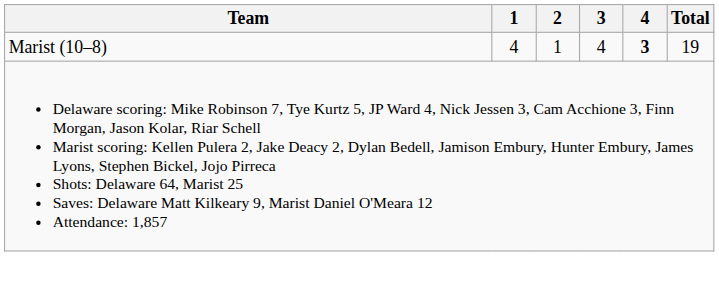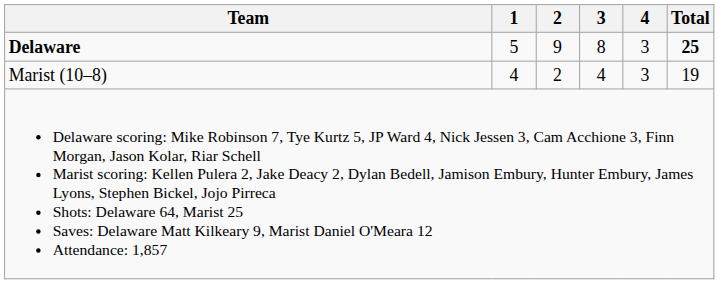+ row: (44, 46)
(558, 46) 1 -> (558, 74) 2
(645, 46) bold -> (645, 74) normal
